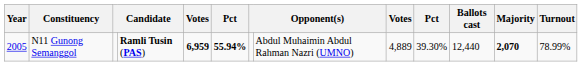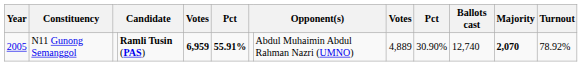(230, 47) 55.94% -> (230, 47) 55.91%
(432, 47) 39.30% -> (432, 47) 30.90%
(466, 47) 12,440 -> (466, 47) 12,740
(555, 47) 78.99% -> (555, 47) 78.92%
